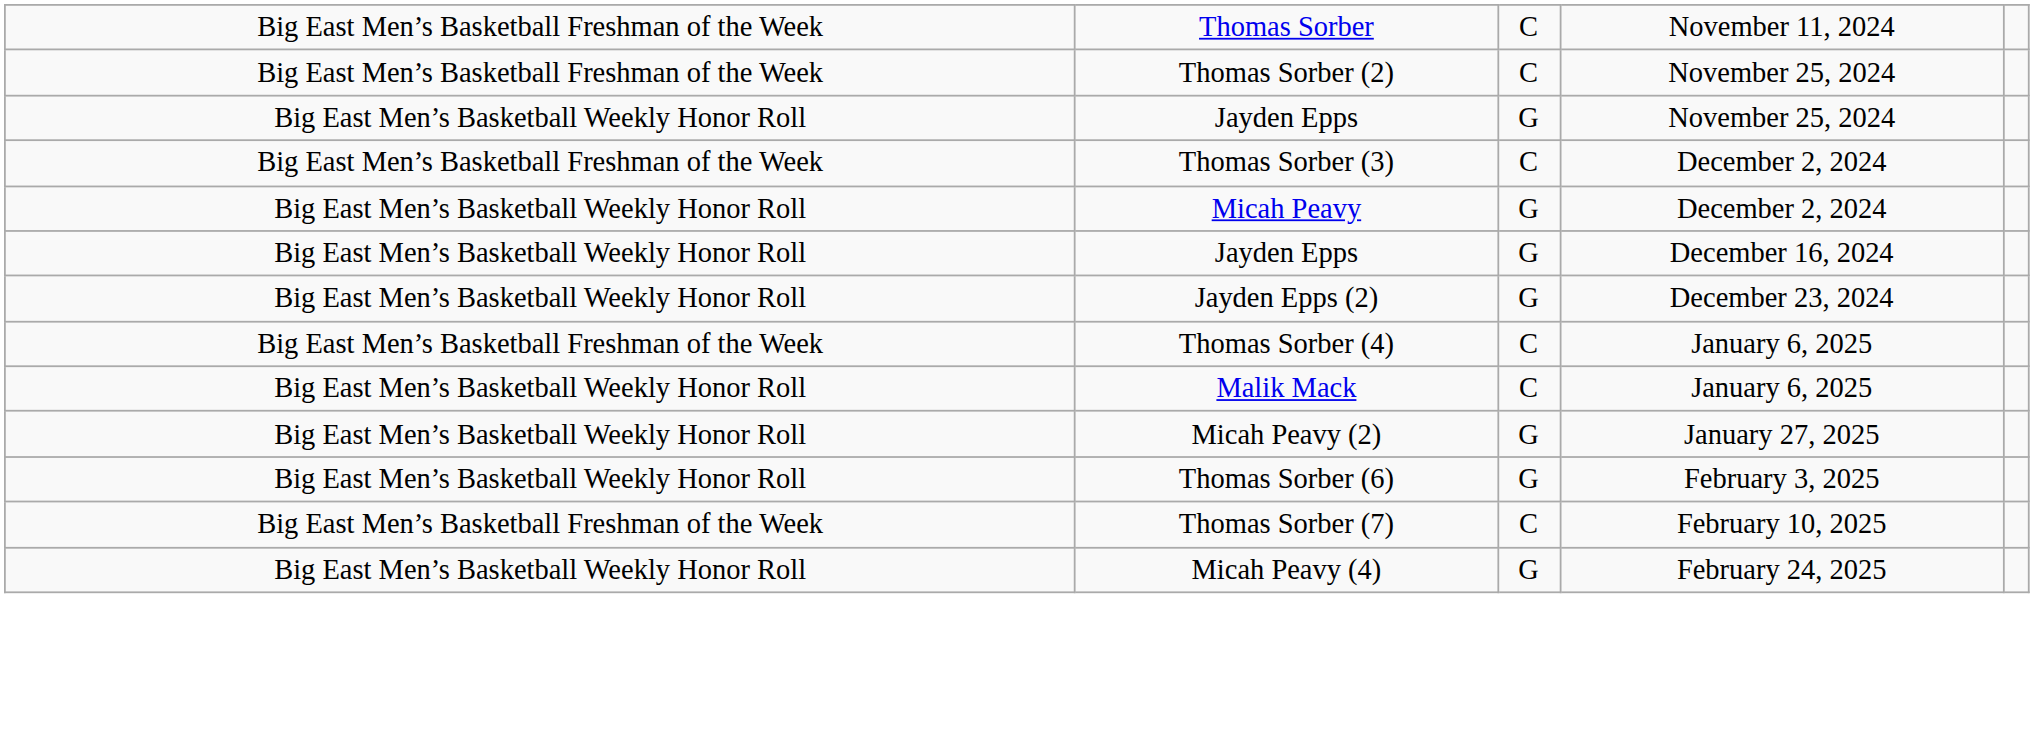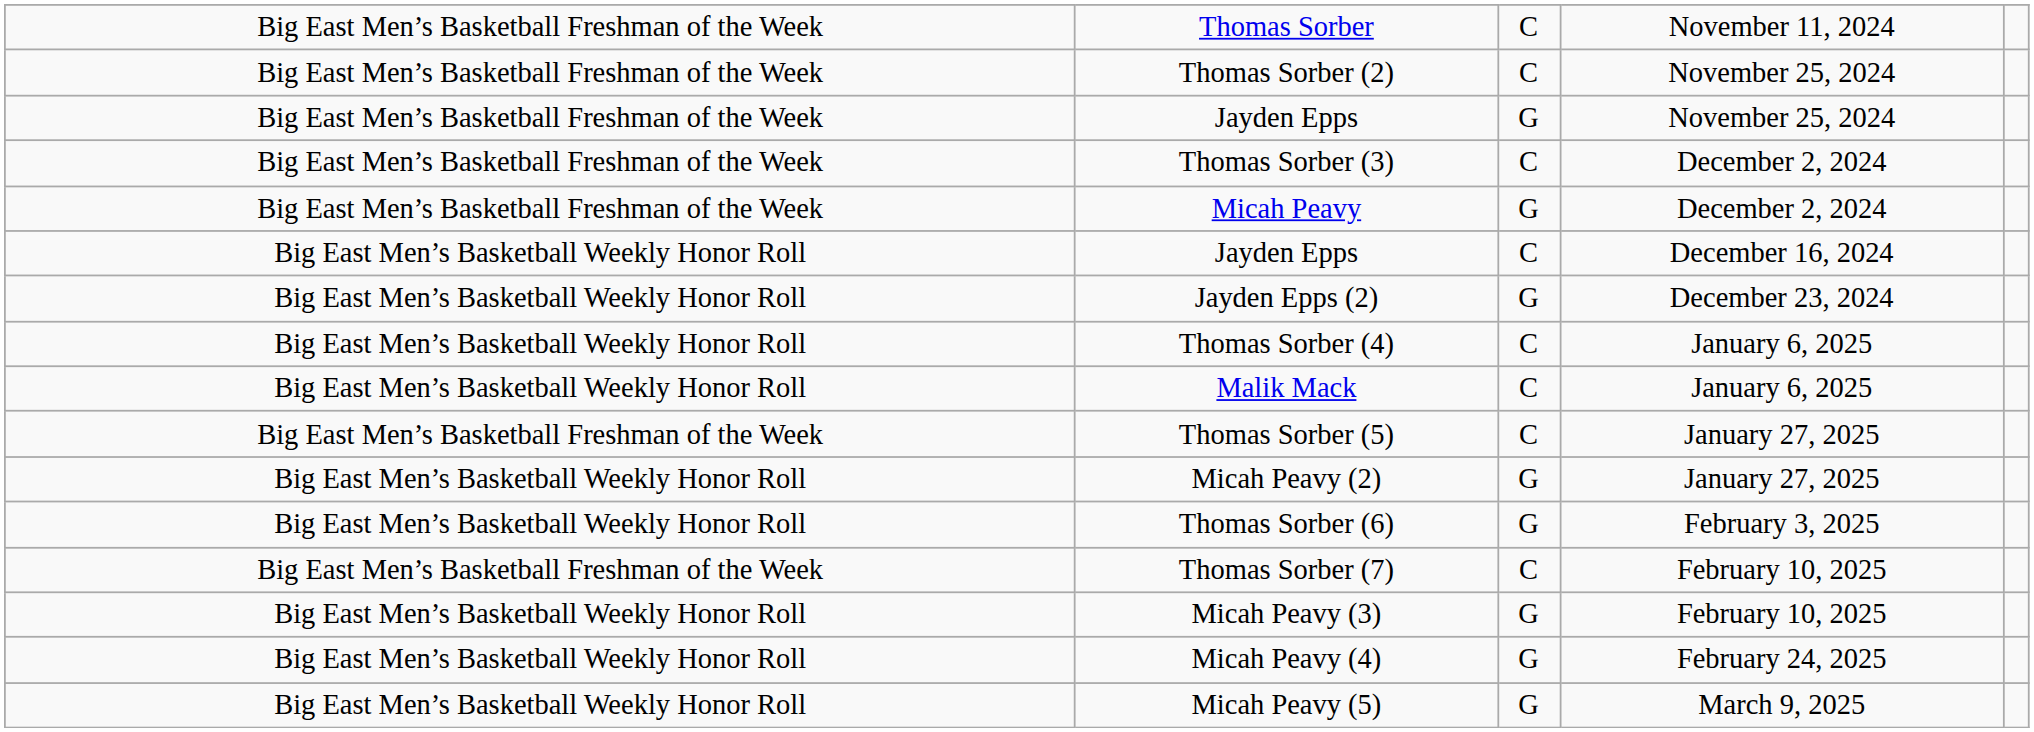(540, 117) Big East Men’s Basketball Weekly Honor Roll -> (540, 117) Big East Men’s Basketball Freshman of the Week
(540, 207) Big East Men’s Basketball Weekly Honor Roll -> (540, 207) Big East Men’s Basketball Freshman of the Week
(1529, 252) G -> (1529, 252) C
(540, 343) Big East Men’s Basketball Freshman of the Week -> (540, 343) Big East Men’s Basketball Weekly Honor Roll
+ row: (1286, 433)
+ row: (1286, 614)
+ row: (1286, 704)
